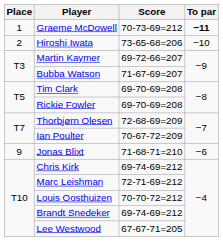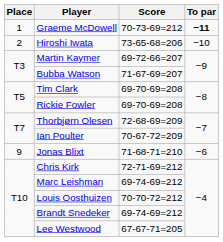(152, 167) 69-74-69=212 -> (152, 167) 72-71-69=212
(152, 182) 72-71-69=212 -> (152, 182) 69-74-69=212
